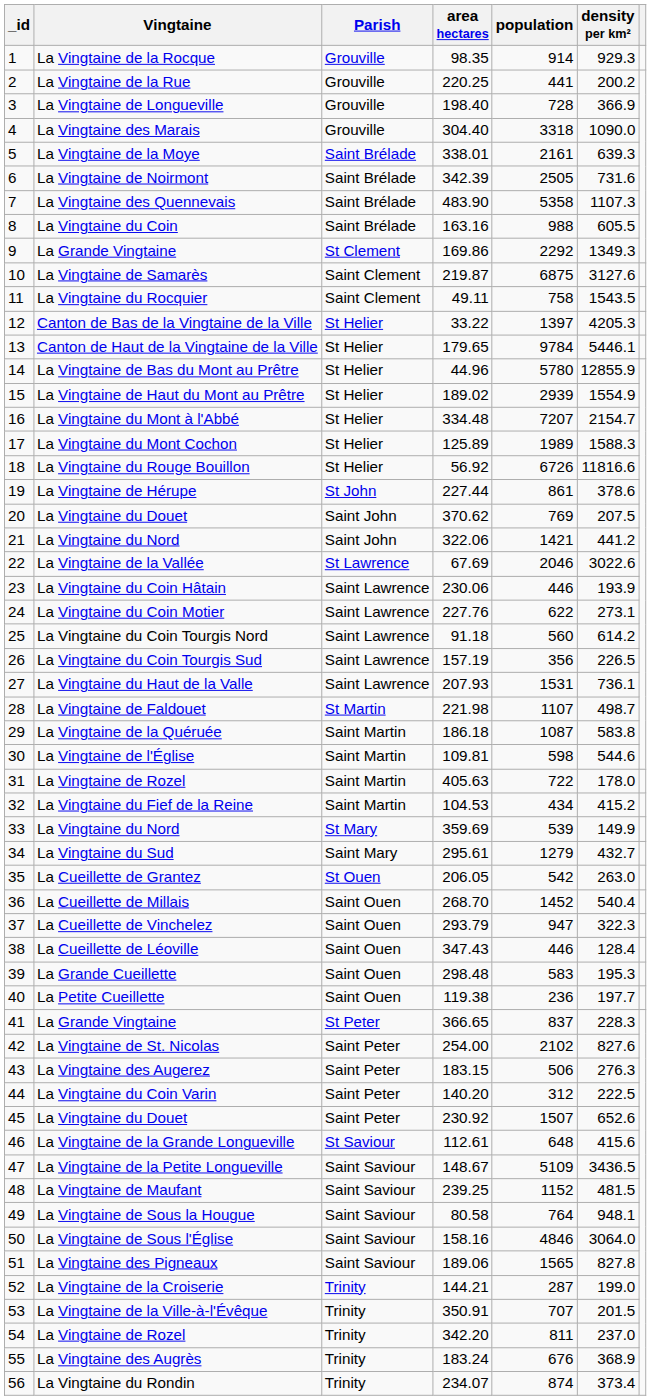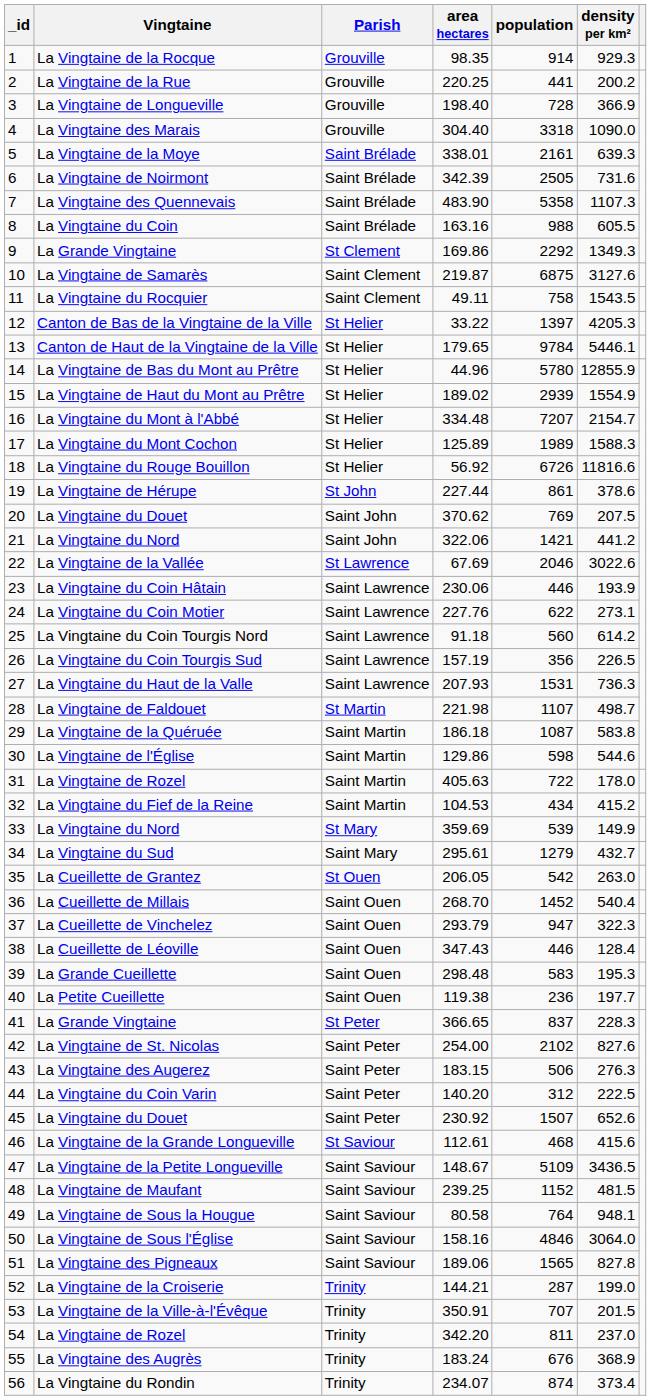(616, 684) 736.1 -> (616, 684) 736.3
(465, 756) 109.81 -> (465, 756) 129.86
(561, 1142) 648 -> (561, 1142) 468
